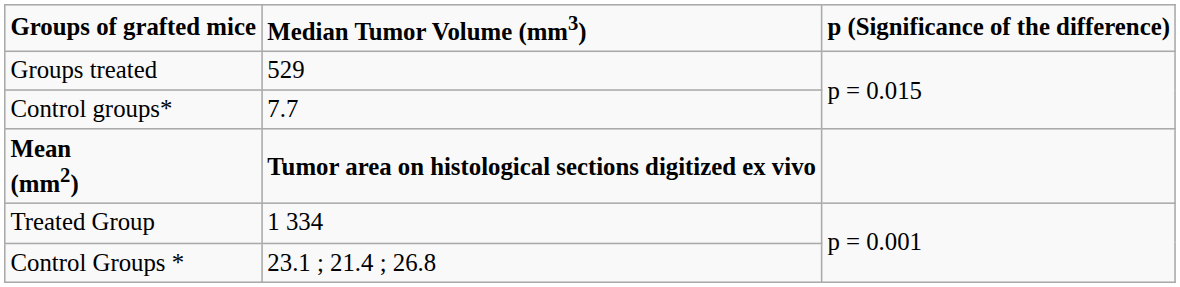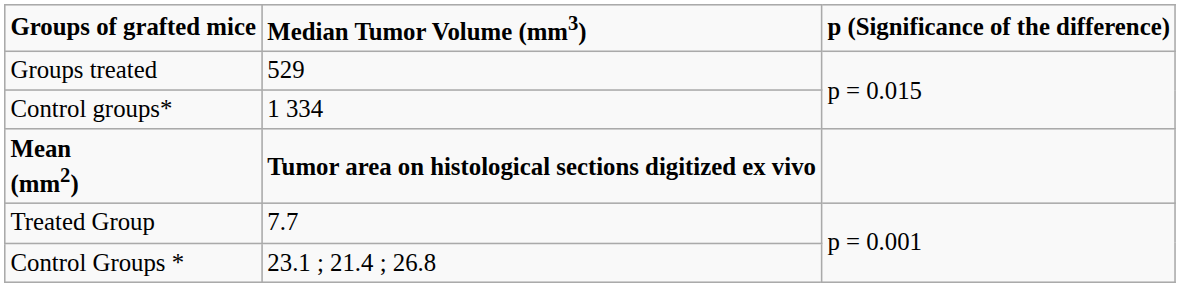(283, 109) 7.7 -> (295, 109) 1 334
(295, 222) 1 334 -> (283, 222) 7.7
